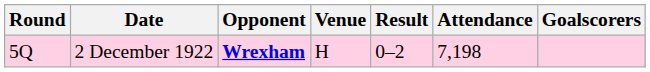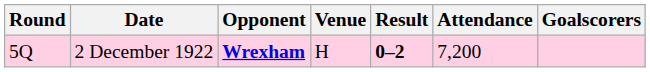(390, 50) normal -> (390, 50) bold
(459, 50) 7,198 -> (459, 50) 7,200
